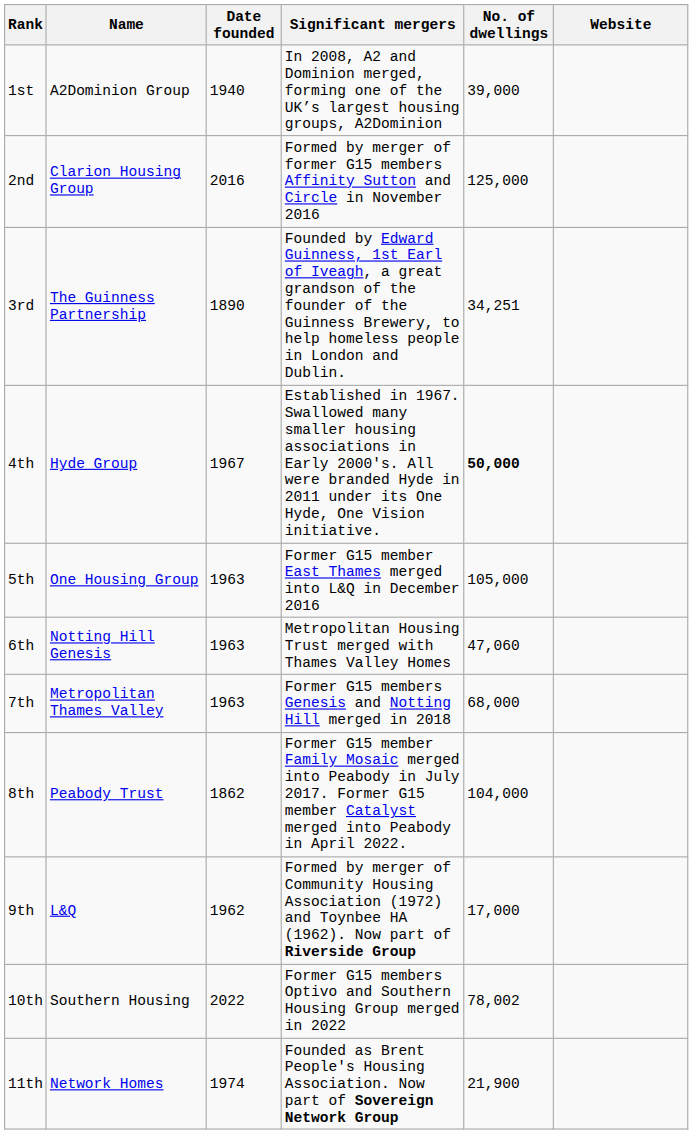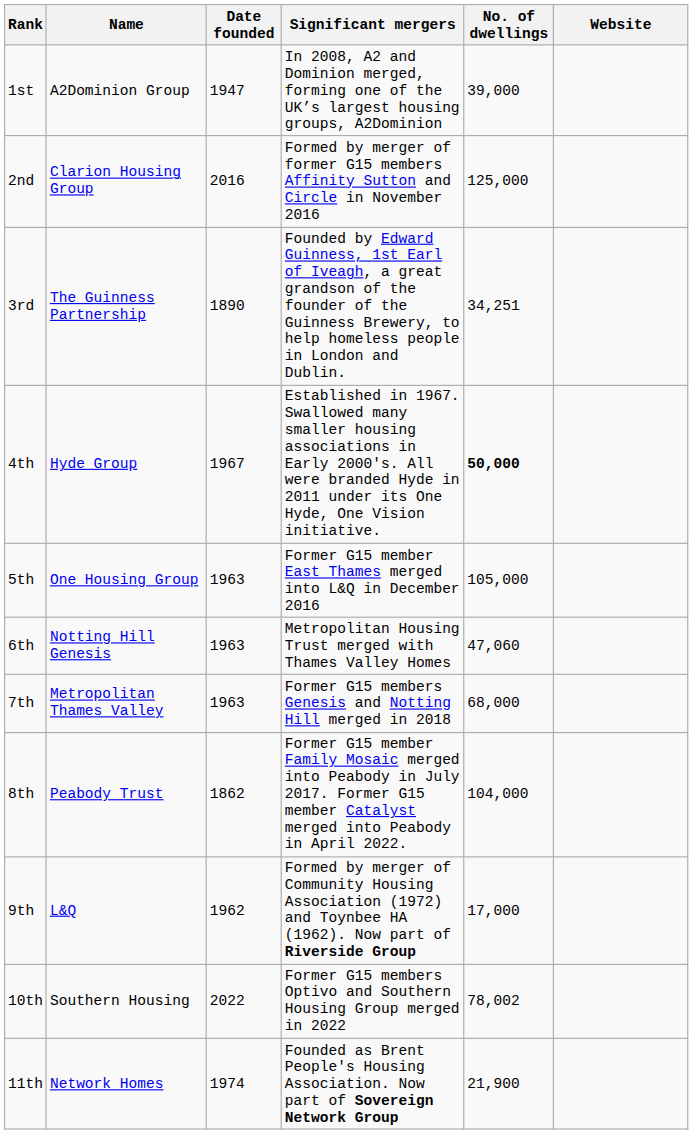(227, 91) 1940 -> (227, 91) 1947
